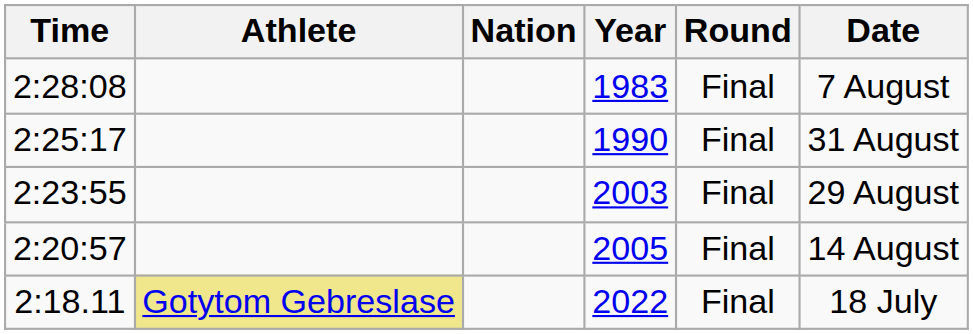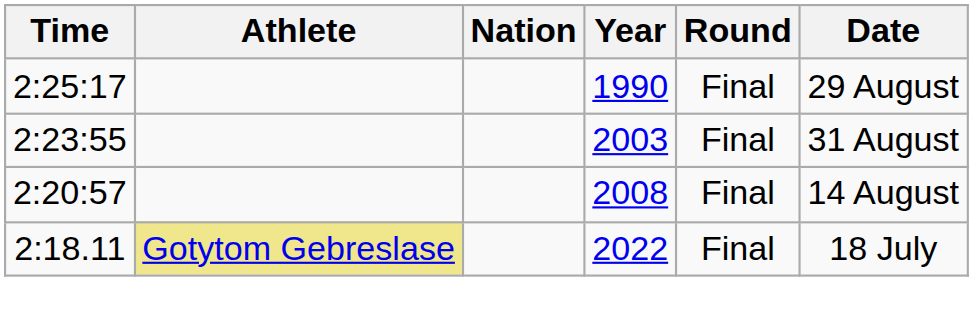- row: (70, 85)
(883, 139) 31 August -> (883, 85) 29 August
(883, 193) 29 August -> (883, 139) 31 August
(630, 247) 2005 -> (630, 193) 2008
